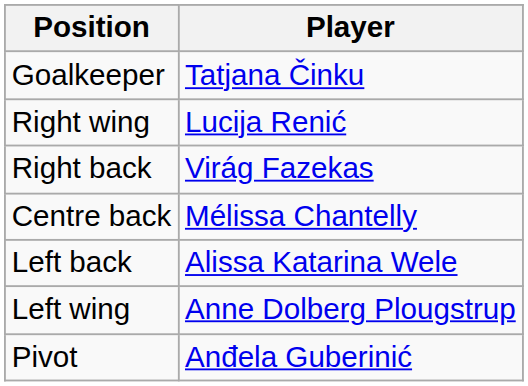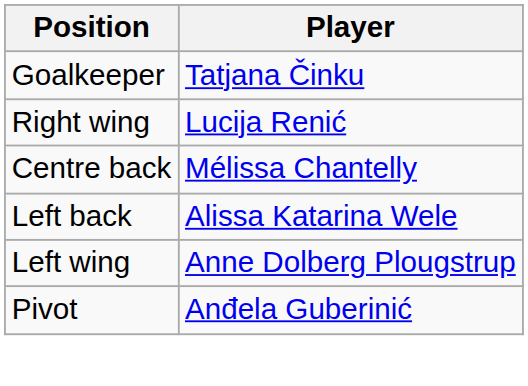- row: (82, 168)
